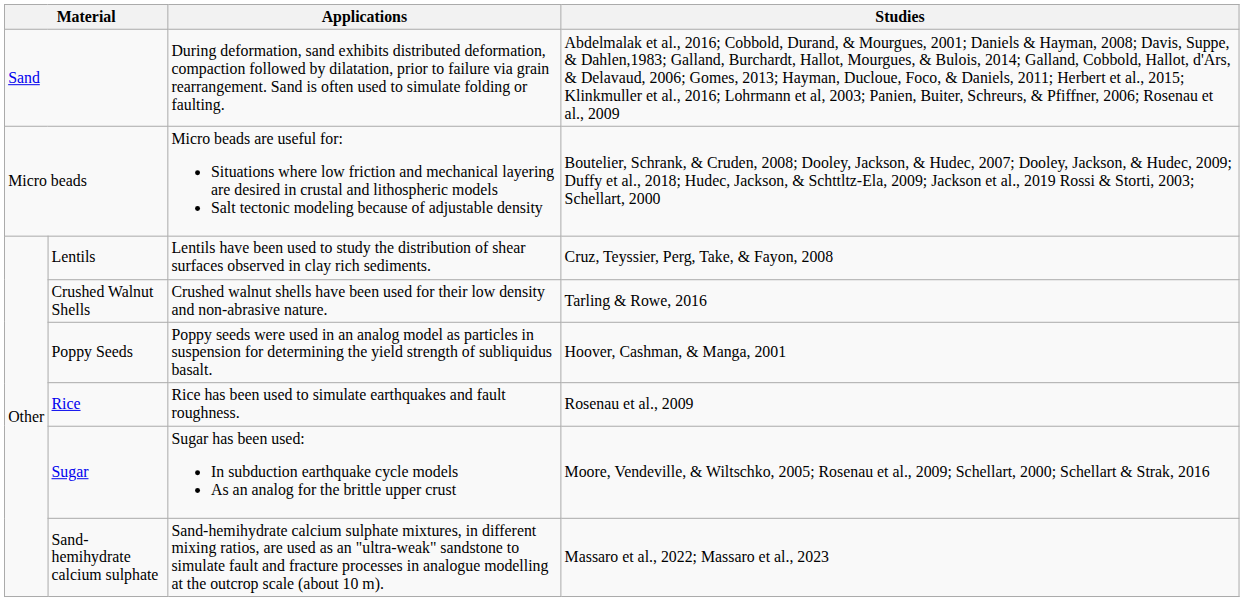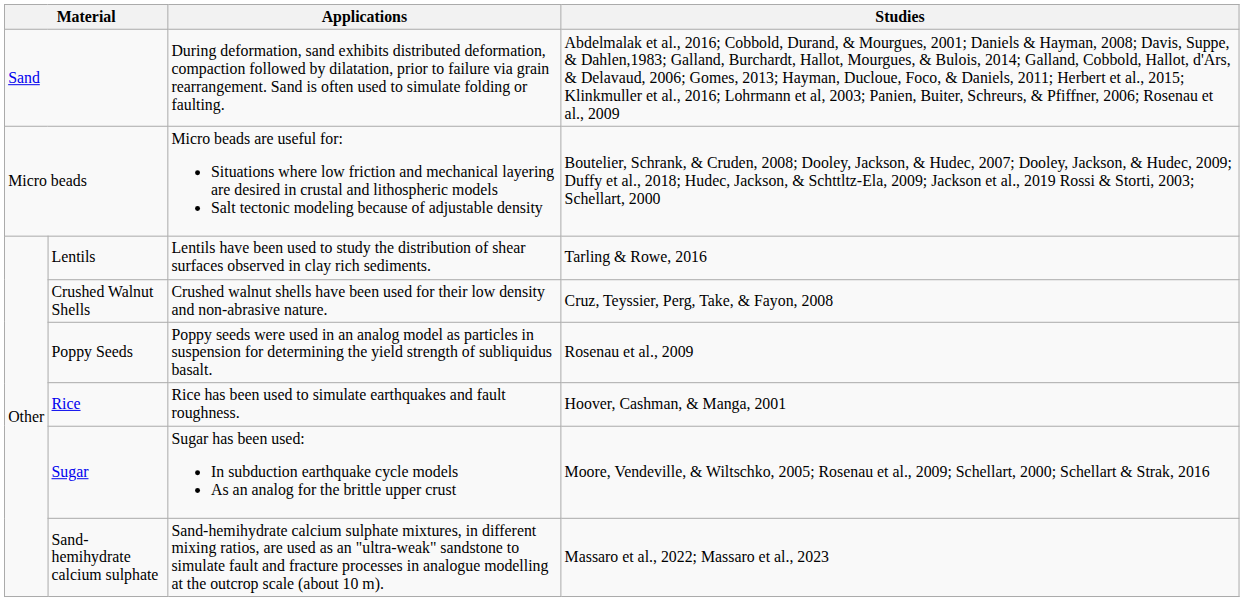(699, 257) Cruz, Teyssier, Perg, Take, & Fayon, 2008 -> (636, 257) Tarling & Rowe, 2016
(636, 300) Tarling & Rowe, 2016 -> (699, 300) Cruz, Teyssier, Perg, Take, & Fayon, 2008
(675, 352) Hoover, Cashman, & Manga, 2001 -> (629, 352) Rosenau et al., 2009
(629, 404) Rosenau et al., 2009 -> (675, 404) Hoover, Cashman, & Manga, 2001
